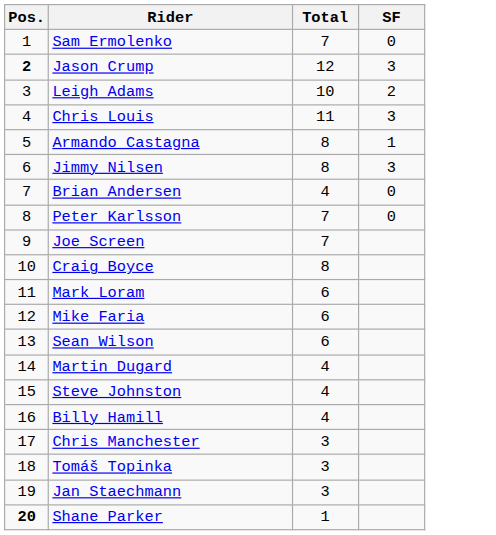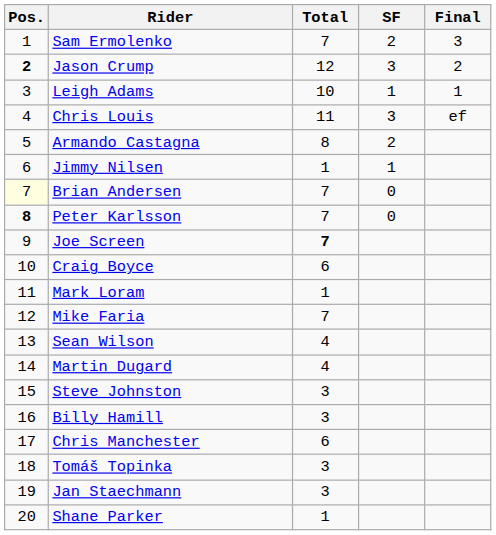+ column: (458, 17)
(391, 42) 0 -> (391, 42) 2
(391, 92) 2 -> (391, 92) 1
(391, 142) 1 -> (391, 142) 2
(325, 167) 8 -> (325, 167) 1
(391, 167) 3 -> (391, 167) 1
(27, 192) no background -> (27, 192) lightyellow background
(325, 192) 4 -> (325, 192) 7
(27, 217) normal -> (27, 217) bold
(325, 242) normal -> (325, 242) bold
(325, 267) 8 -> (325, 267) 6
(325, 292) 6 -> (325, 292) 1
(325, 317) 6 -> (325, 317) 7
(325, 342) 6 -> (325, 342) 4
(325, 392) 4 -> (325, 392) 3
(325, 417) 4 -> (325, 417) 3
(325, 442) 3 -> (325, 442) 6
(27, 517) bold -> (27, 517) normal
